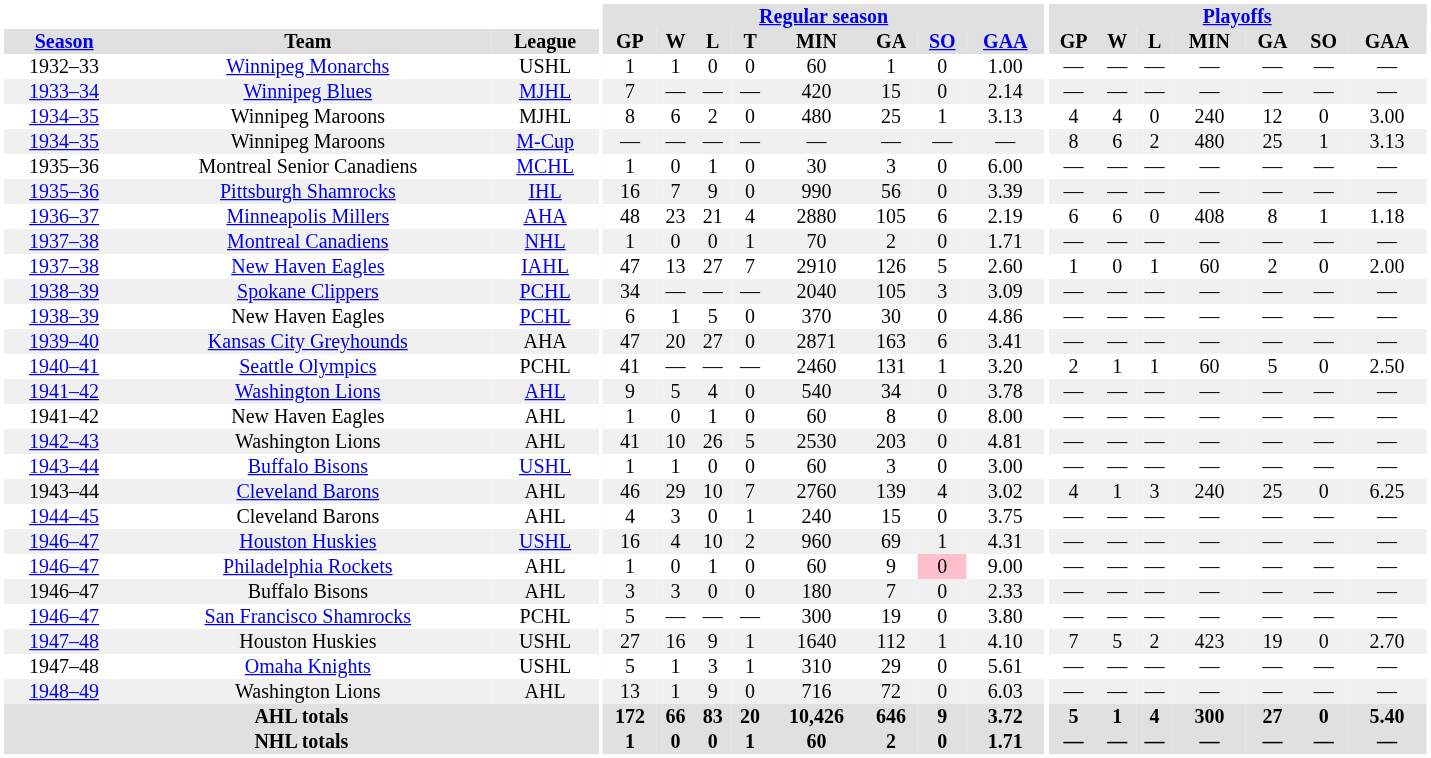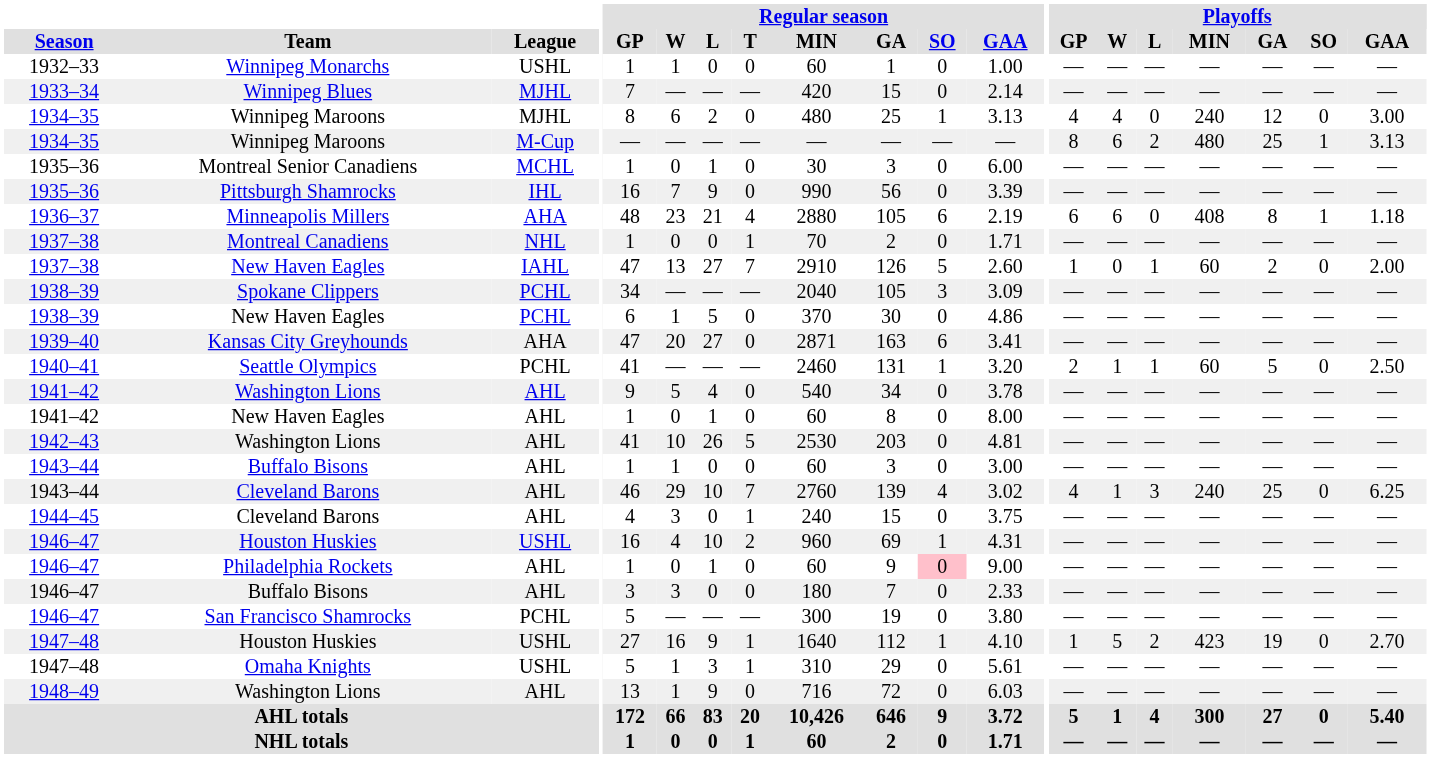(545, 466) USHL -> (545, 466) AHL
(1074, 641) 7 -> (1074, 641) 1
